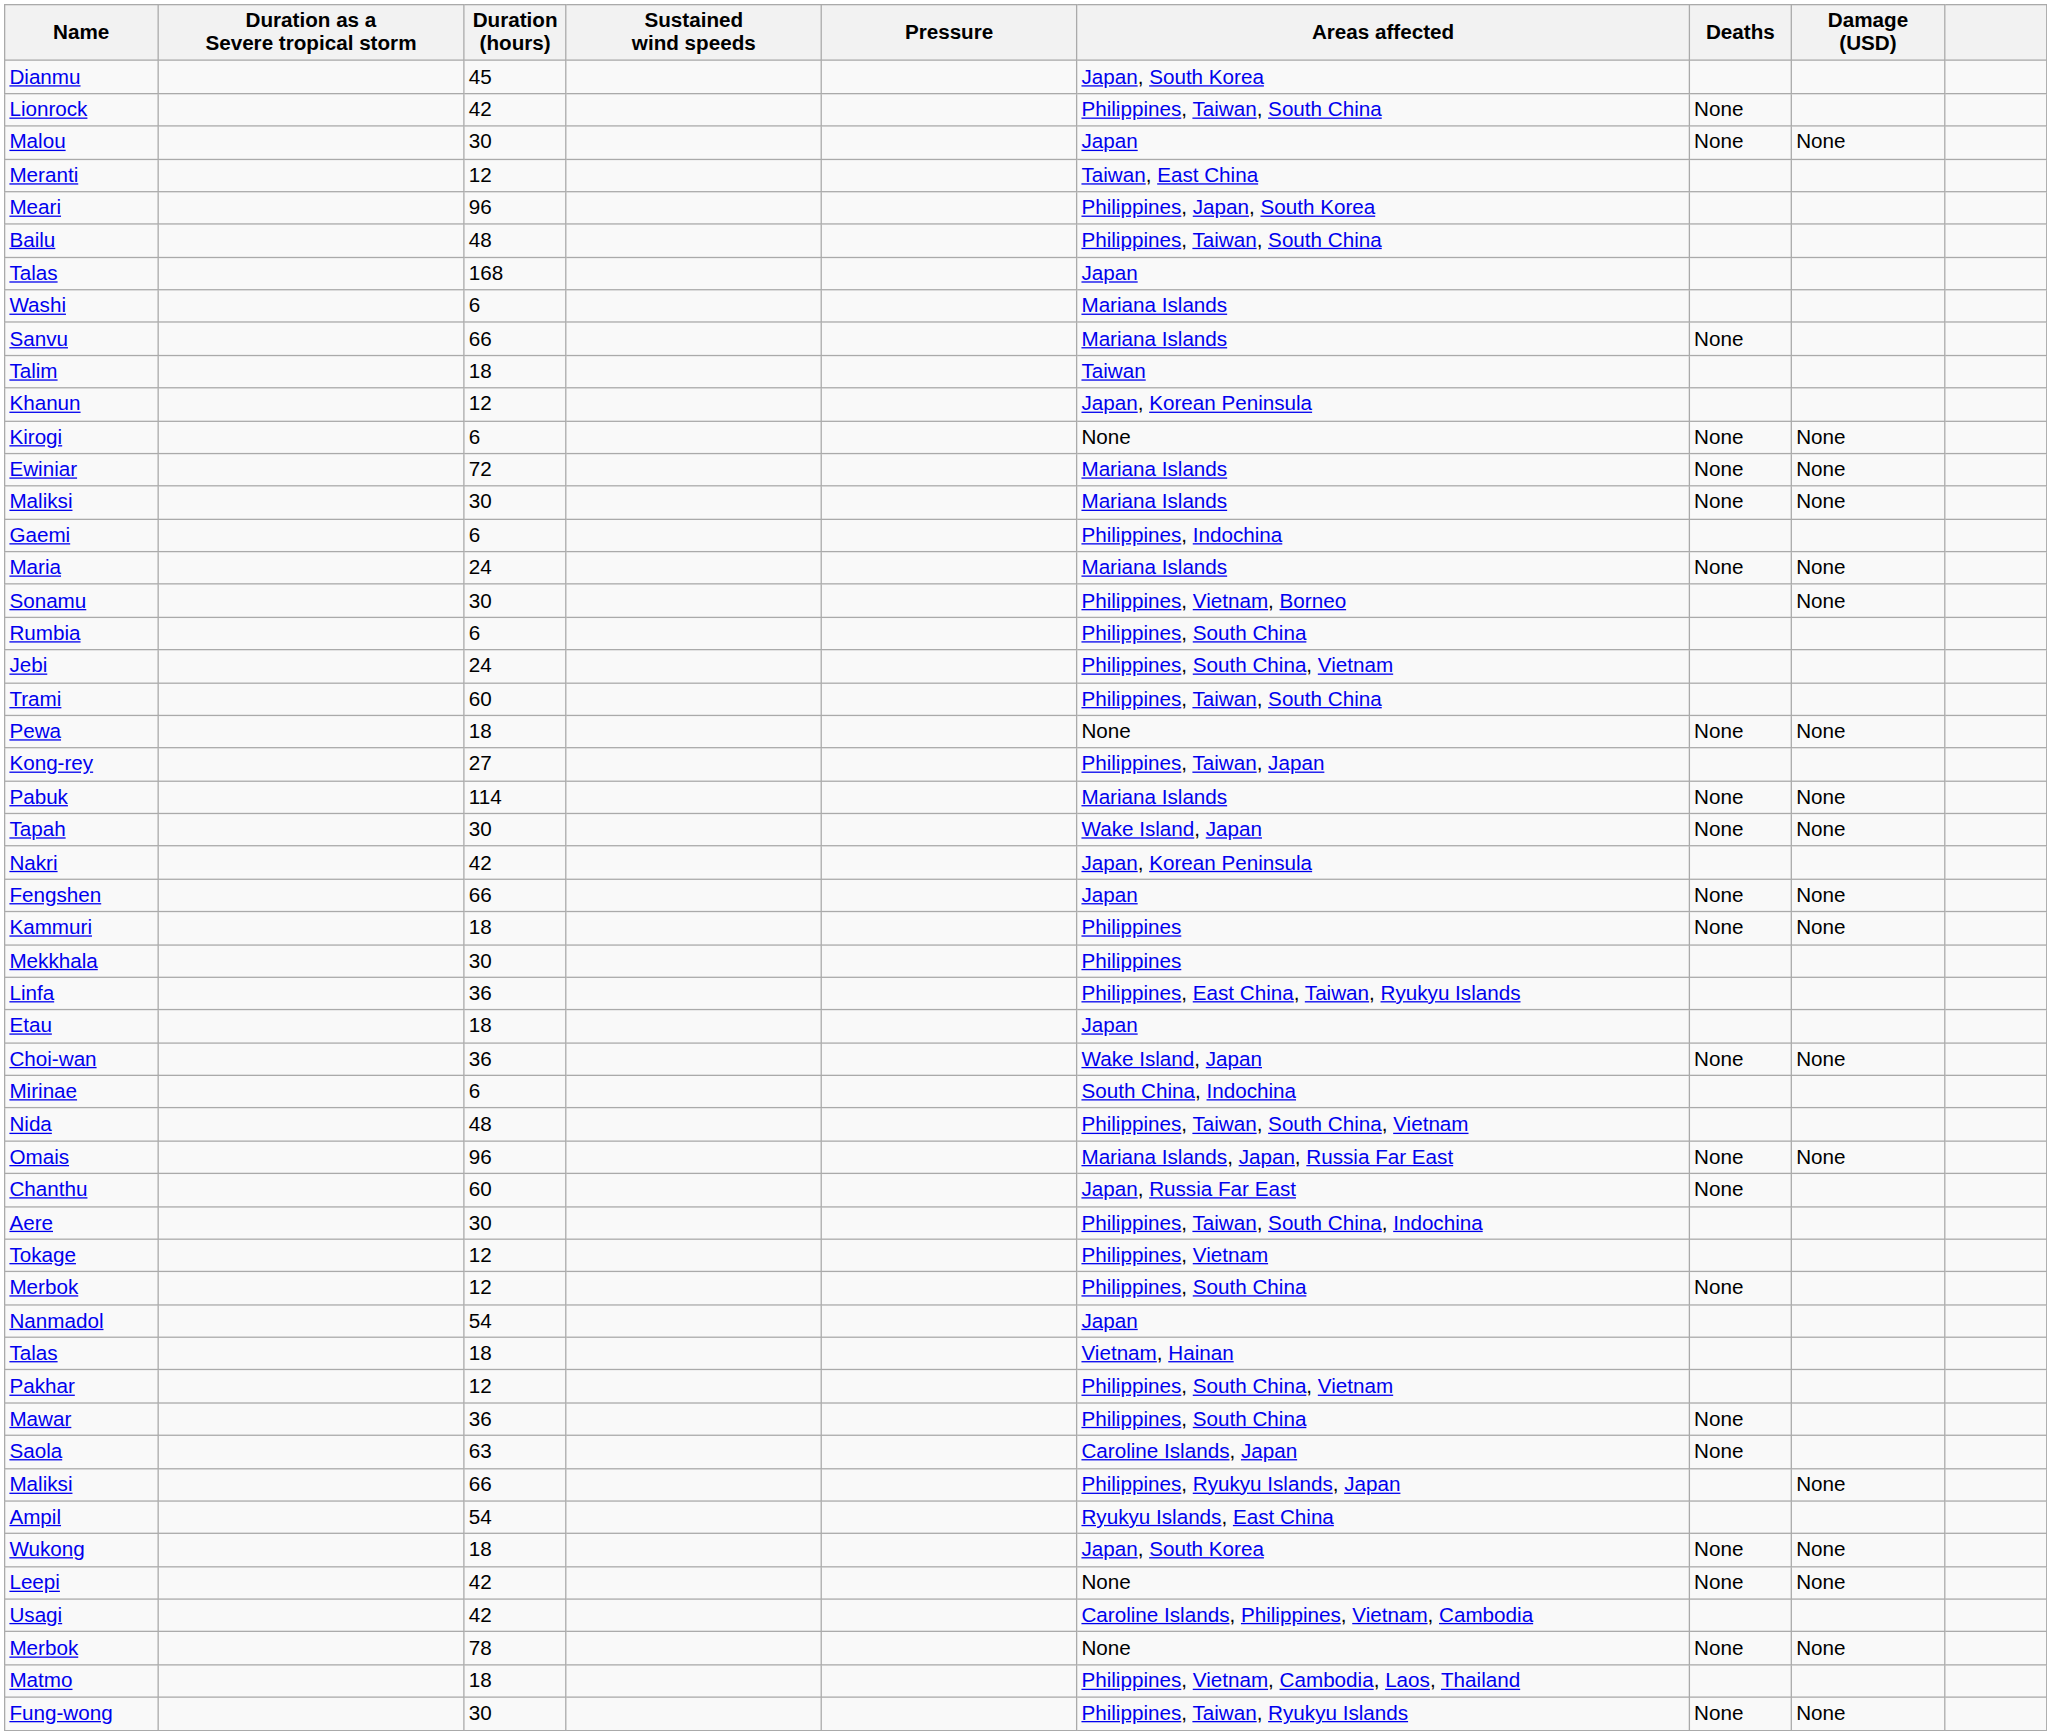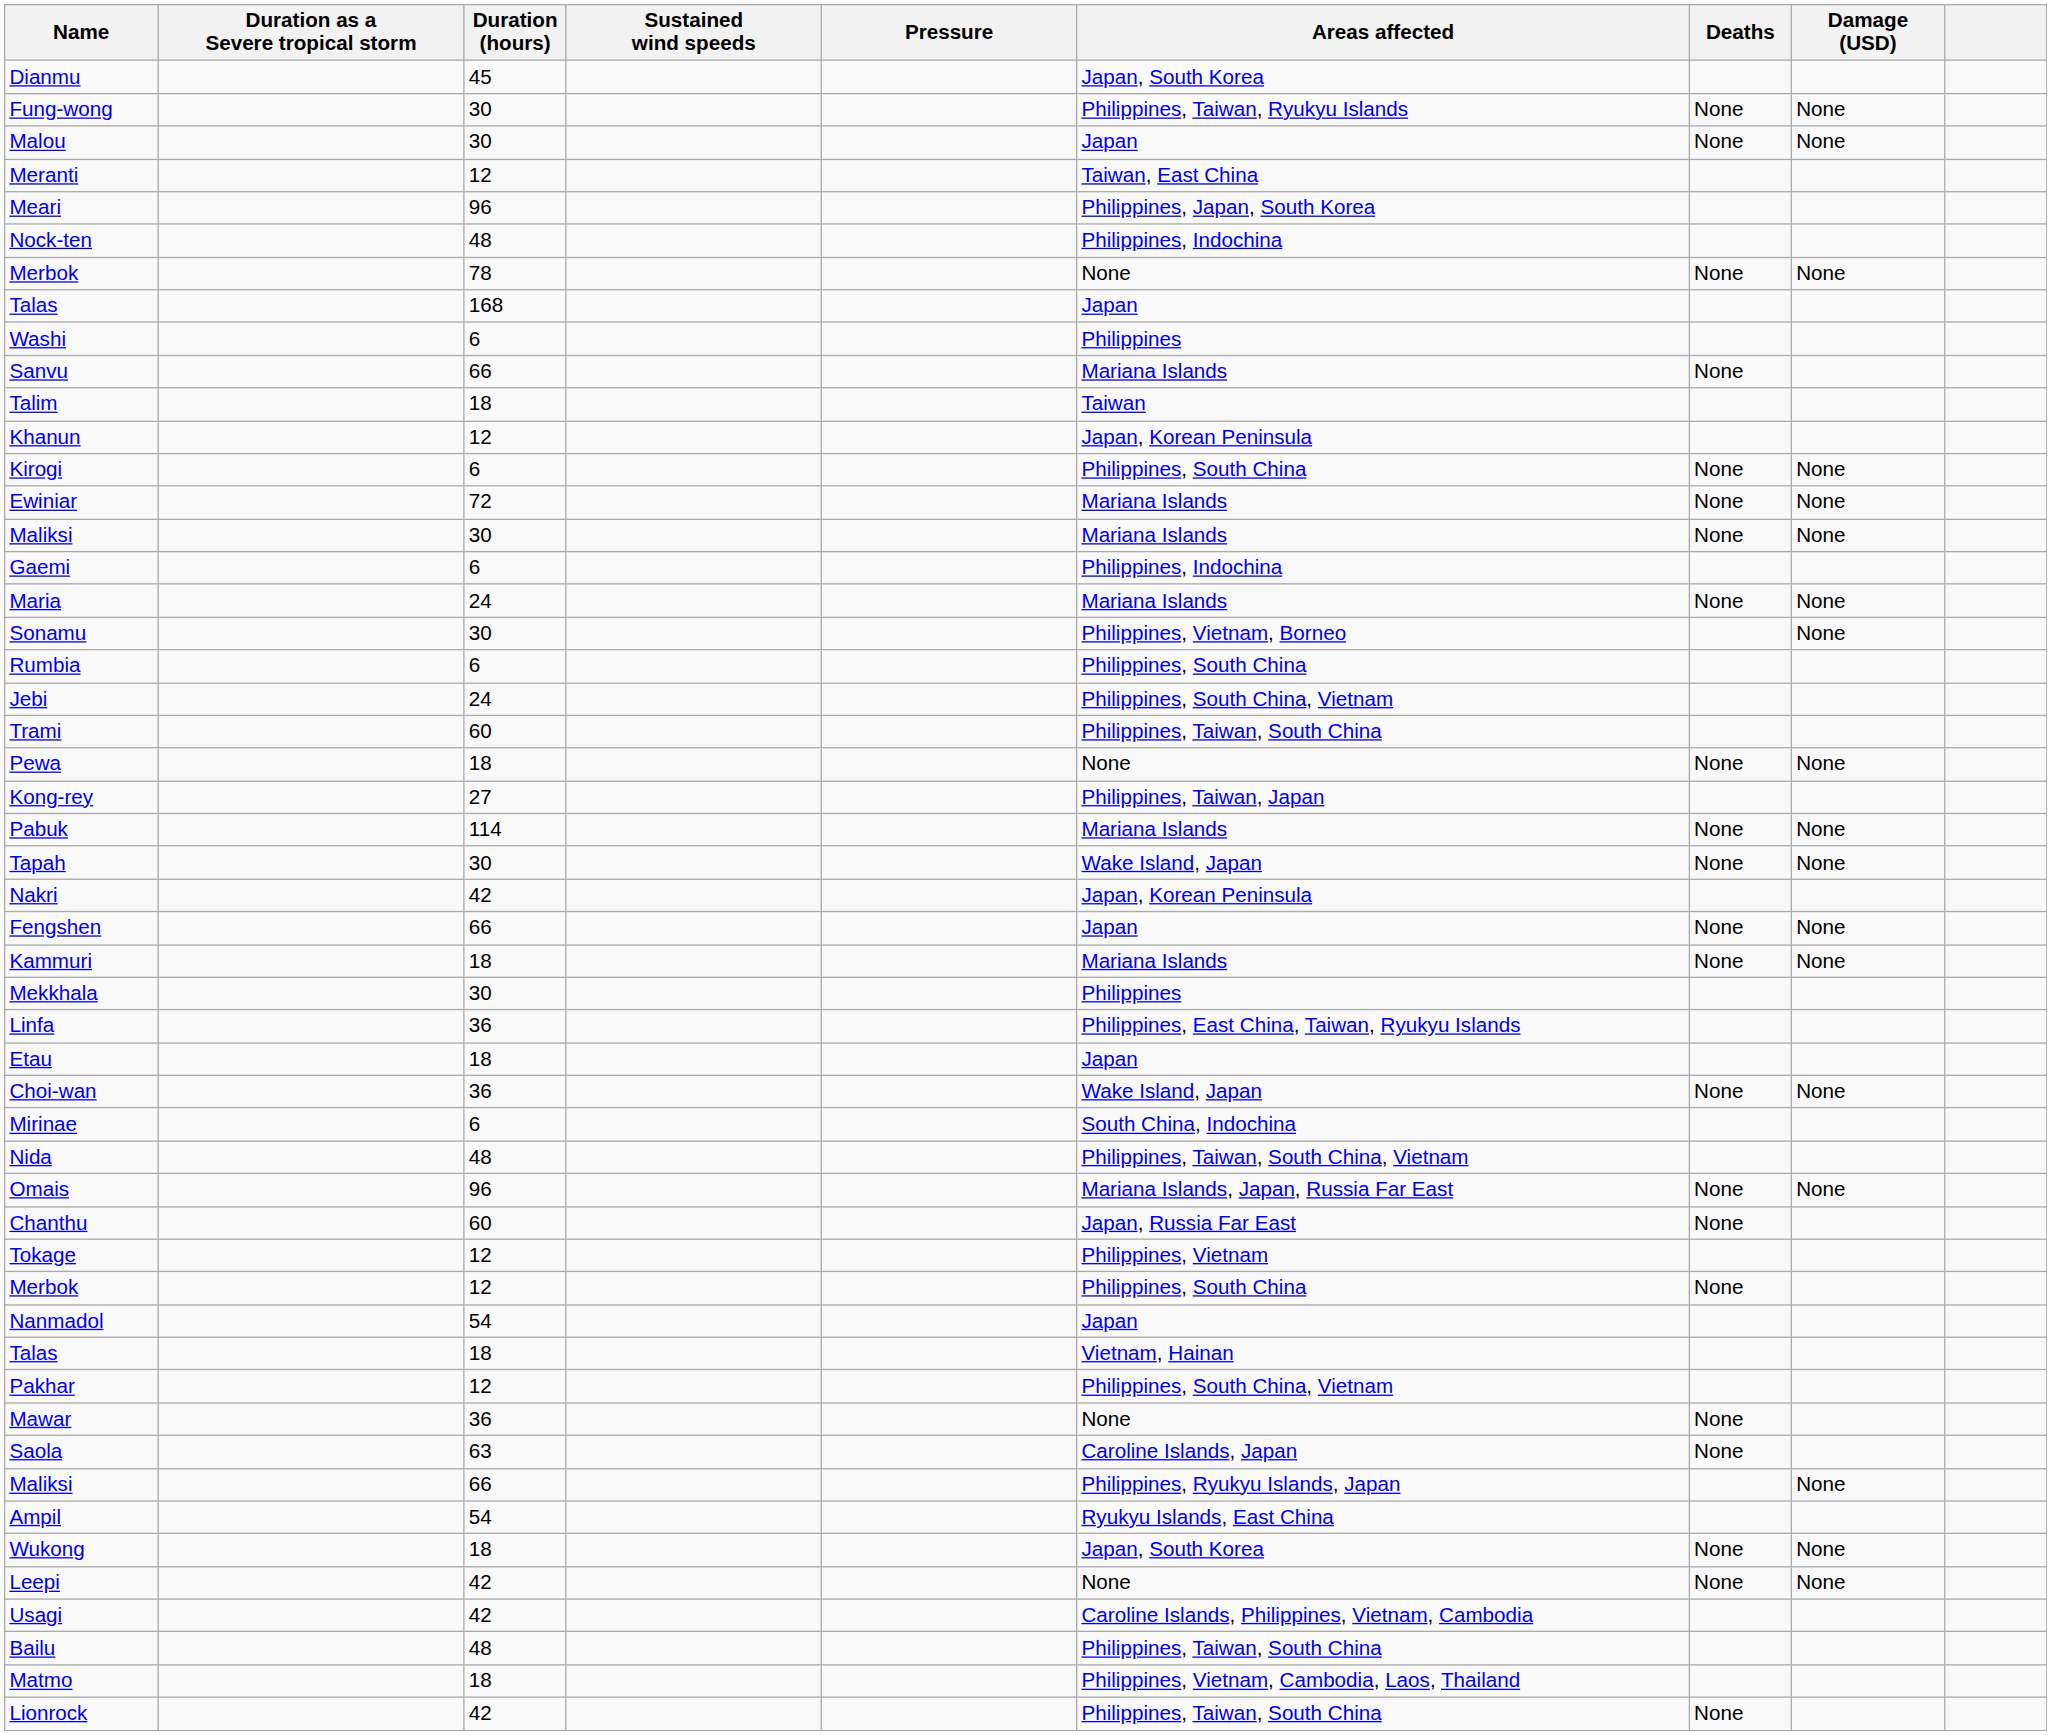rows swapped: (48, 109) <-> (61, 1713)
+ row: (51, 240)
rows swapped: (44, 1648) <-> (32, 240)
(1154, 305) Mariana Islands -> (1131, 338) Philippines
(1106, 436) None -> (1194, 469) Philippines, South China
(1131, 927) Philippines -> (1154, 960) Mariana Islands
- row: (31, 1222)
(1194, 1418) Philippines, South China -> (1106, 1418) None
